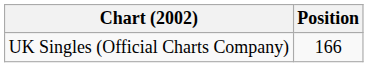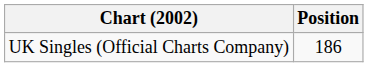(328, 47) 166 -> (328, 47) 186
